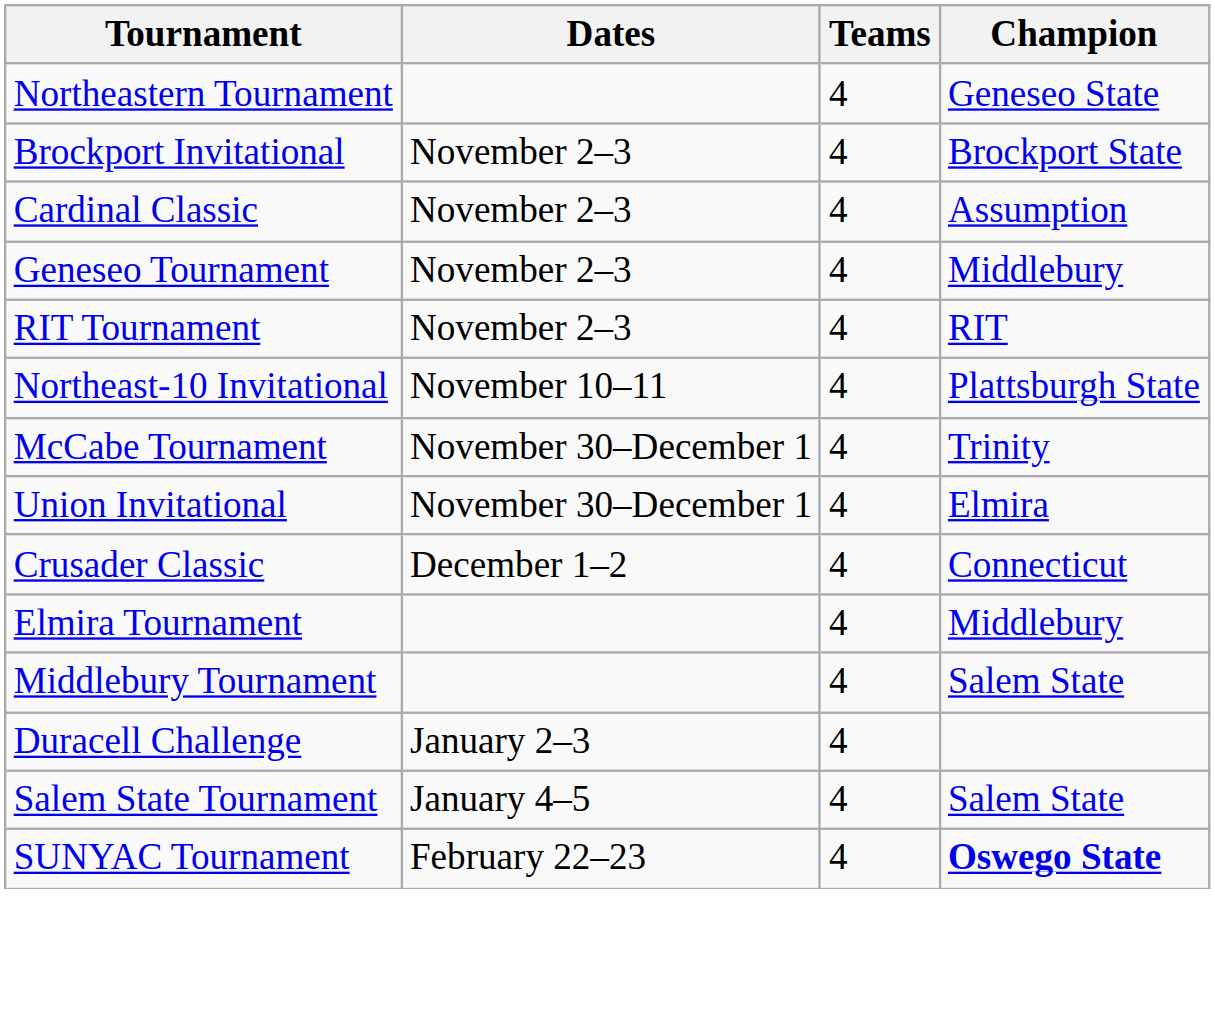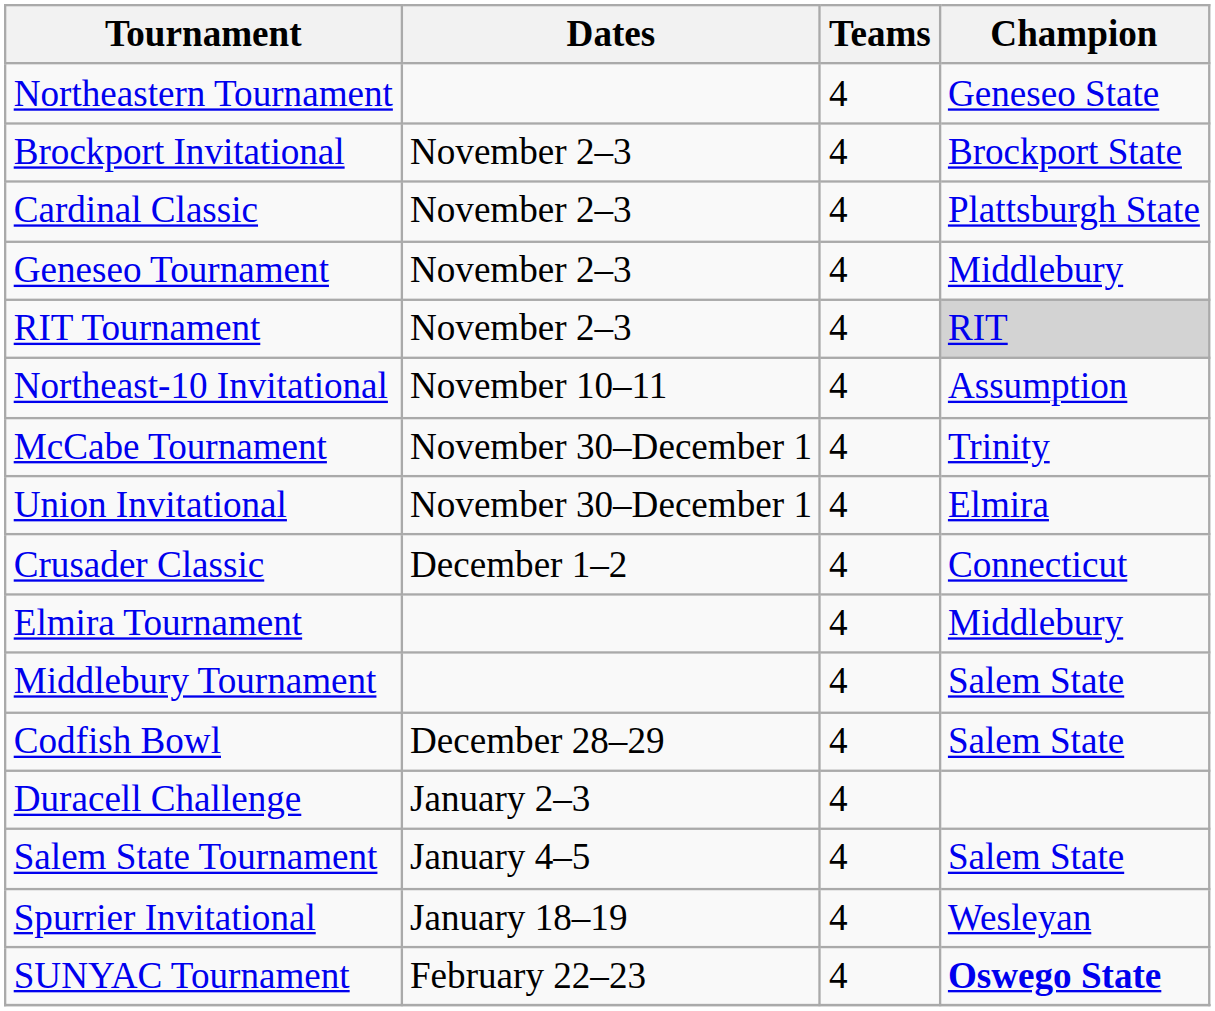(1038, 210) Assumption -> (1074, 210) Plattsburgh State
(978, 328) no background -> (978, 328) lightgrey background
(1074, 387) Plattsburgh State -> (1038, 387) Assumption
+ row: (117, 740)
+ row: (165, 916)
